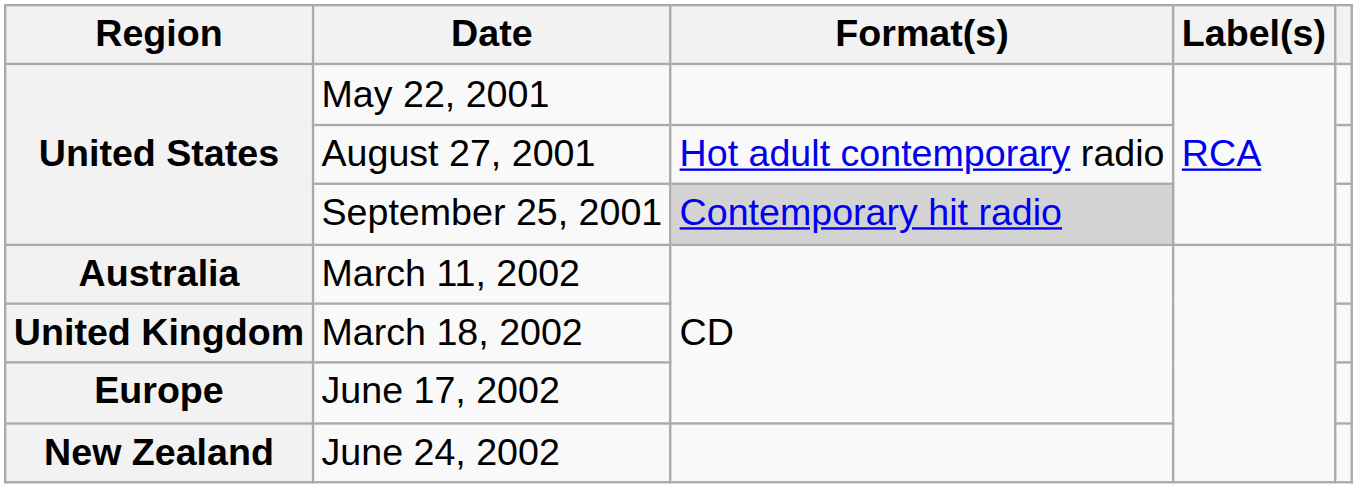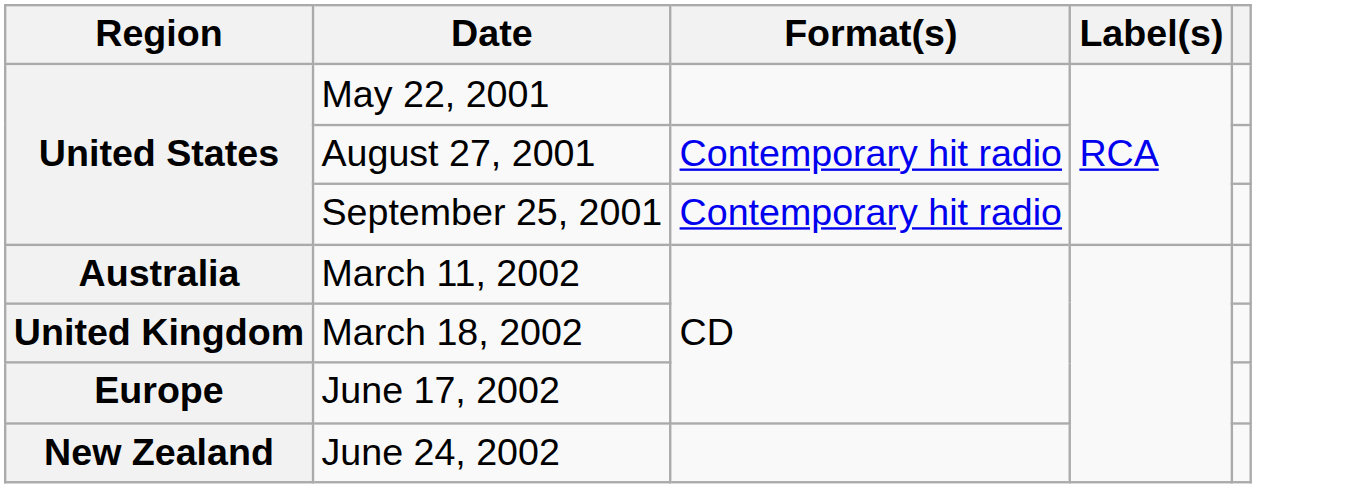(922, 153) Hot adult contemporary radio -> (871, 153) Contemporary hit radio
(871, 213) lightgrey background -> (871, 213) no background
